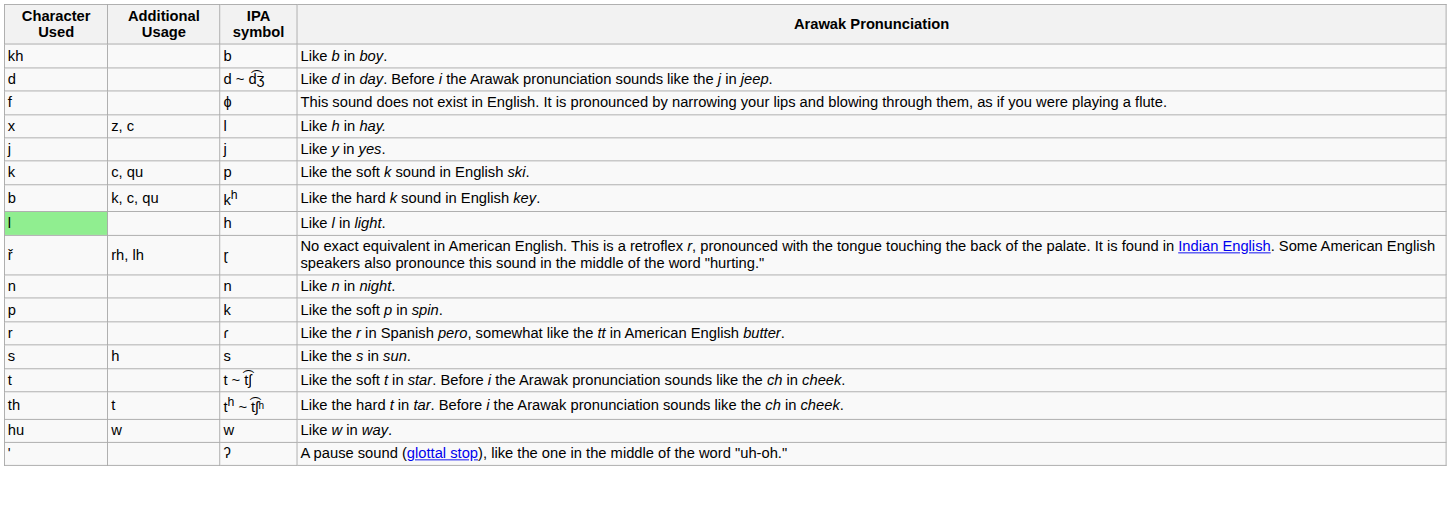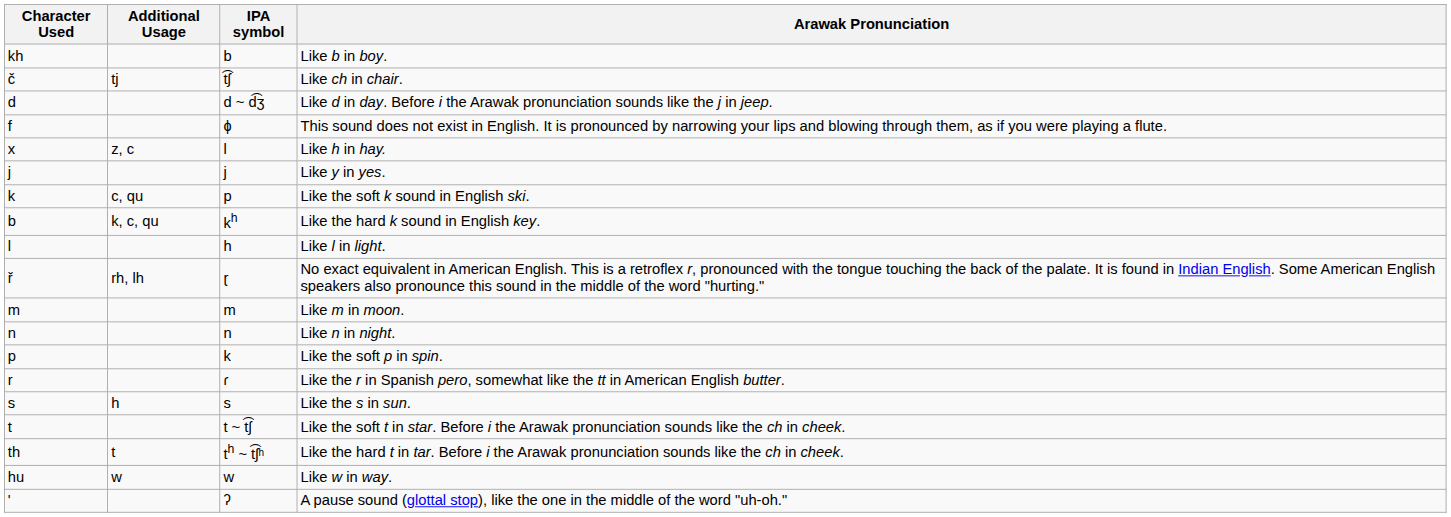+ row: (352, 79)
(9, 223) lightgreen background -> (9, 246) no background
+ row: (352, 310)
